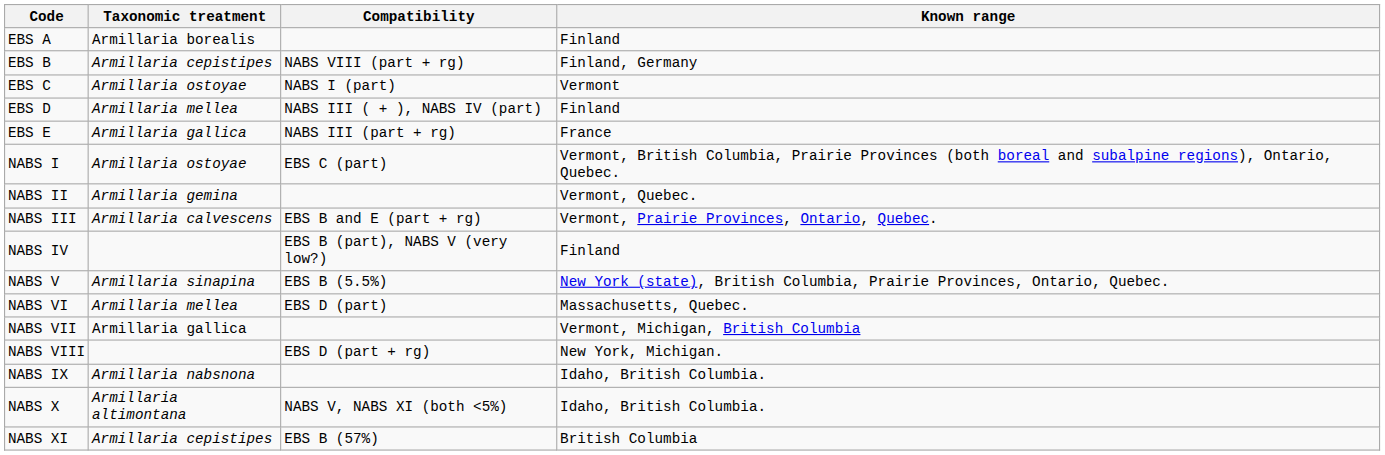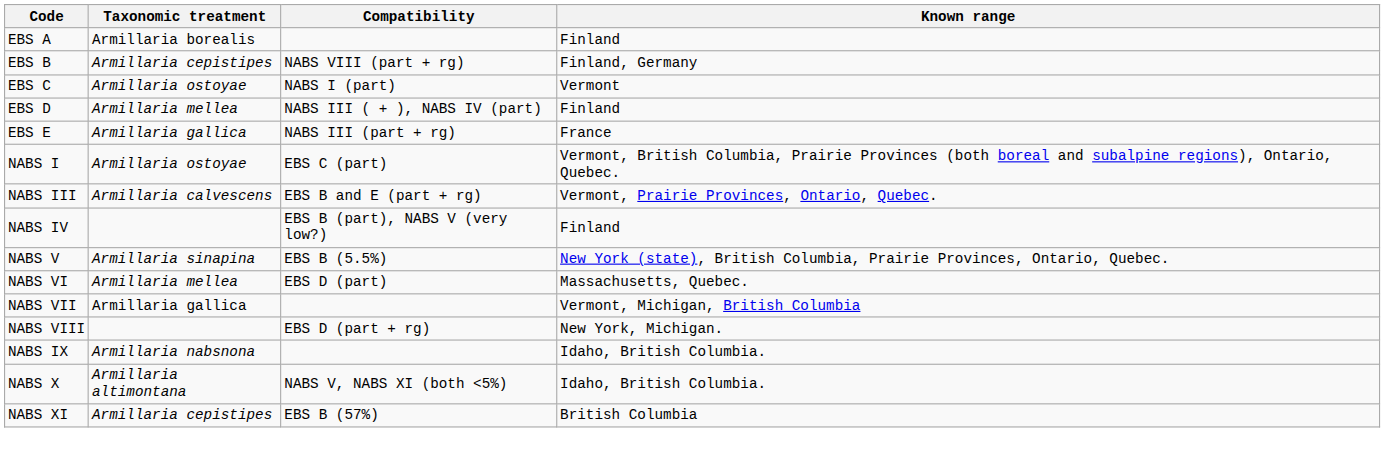- row: (38, 196)
